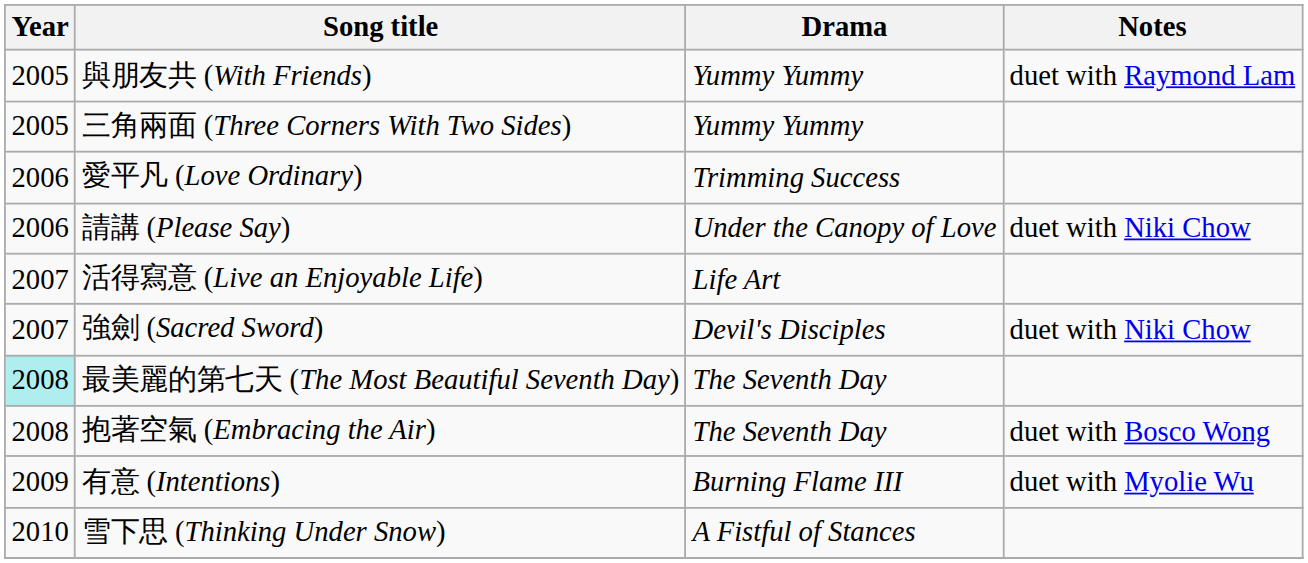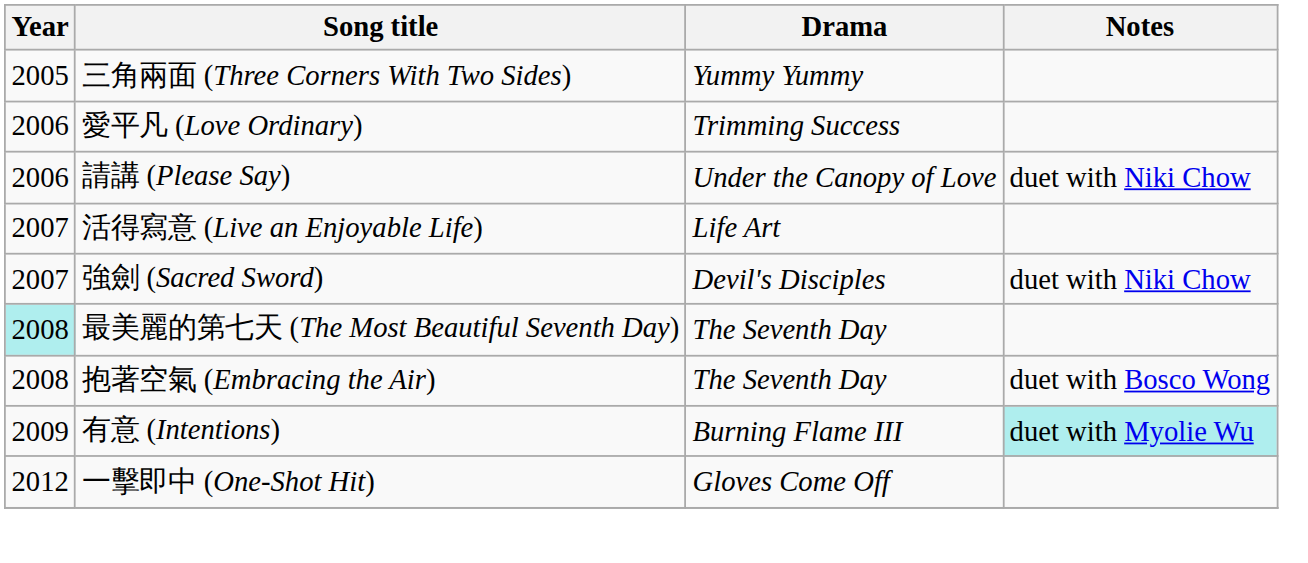- row: (227, 74)
(1132, 481) no background -> (1132, 430) paleturquoise background
- row: (264, 531)
+ row: (228, 480)
